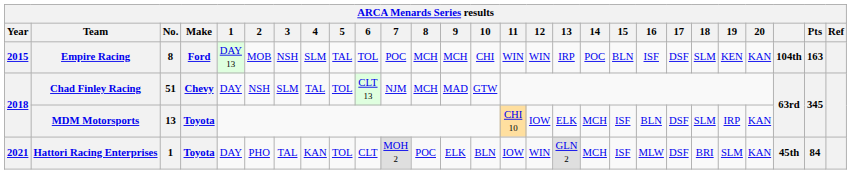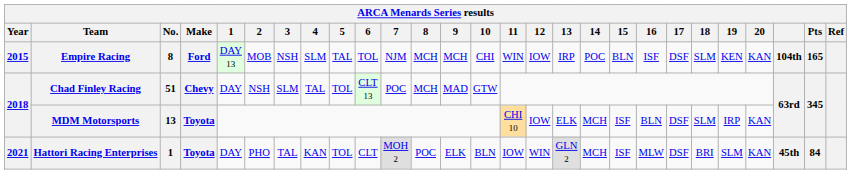(396, 57) POC -> (396, 57) NJM
(540, 57) WIN -> (540, 57) IOW
(815, 57) 163 -> (815, 57) 165
(396, 89) NJM -> (396, 89) POC
